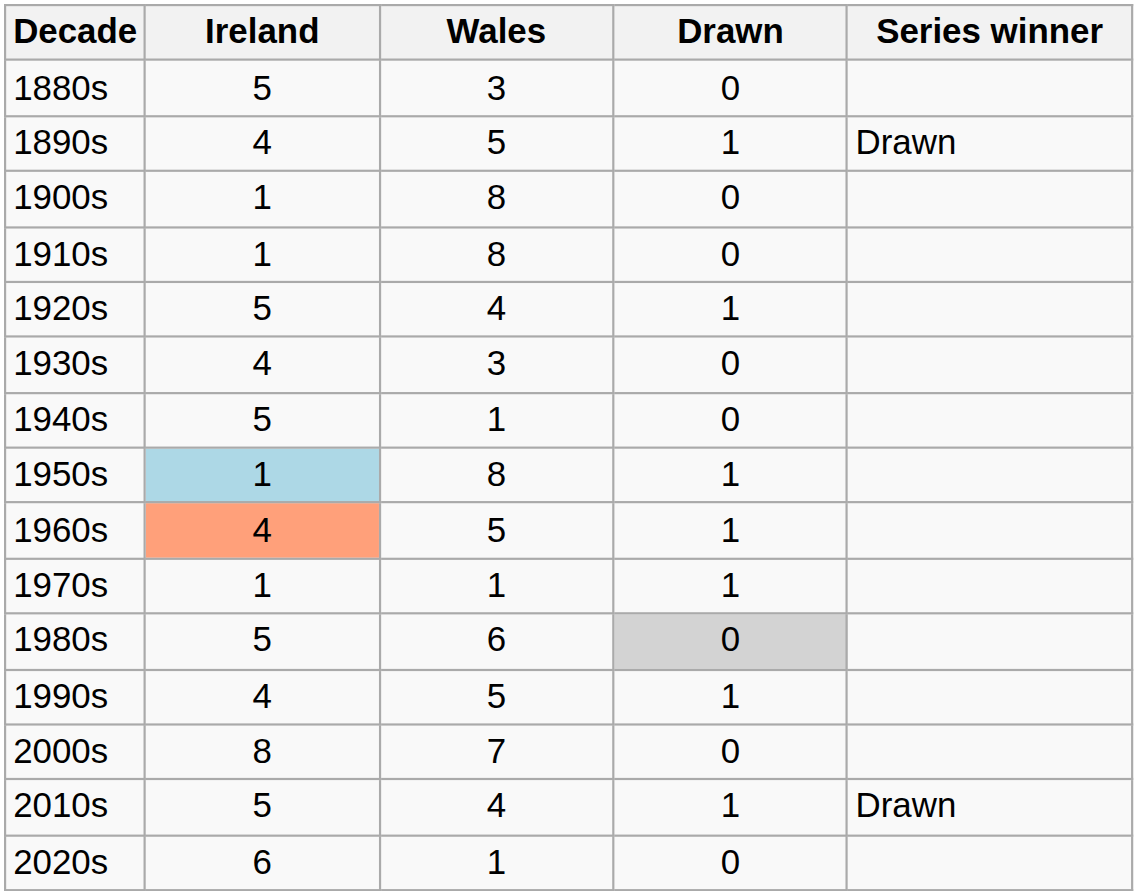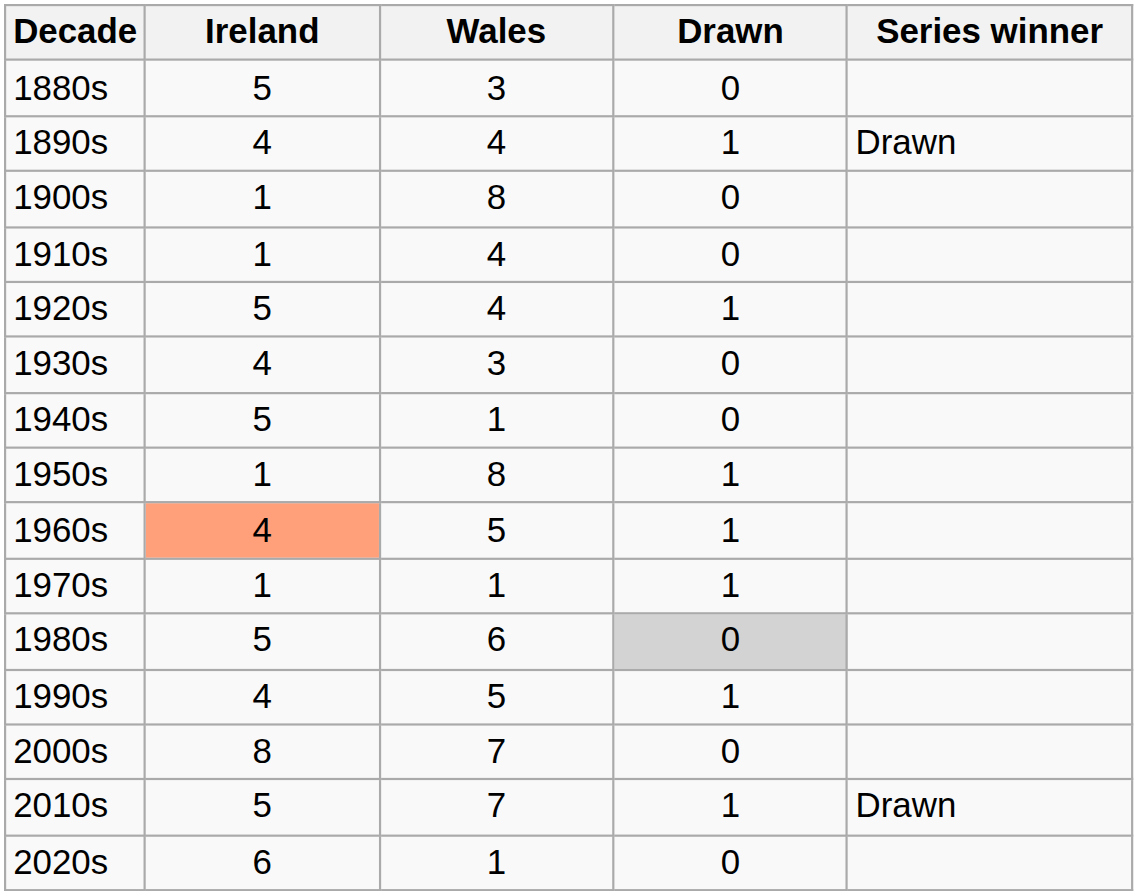(496, 142) 5 -> (496, 142) 4
(496, 253) 8 -> (496, 253) 4
(262, 474) lightblue background -> (262, 474) no background
(496, 806) 4 -> (496, 806) 7
